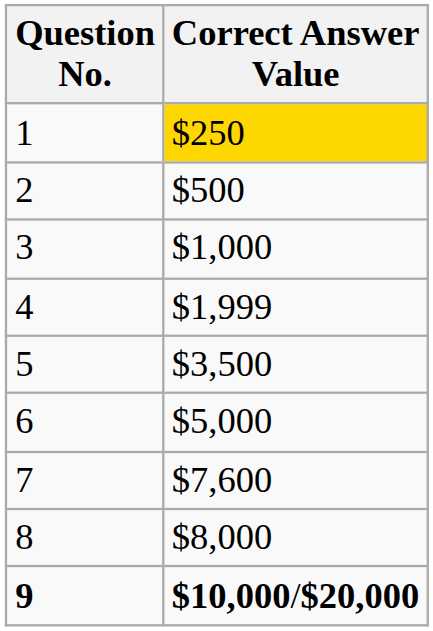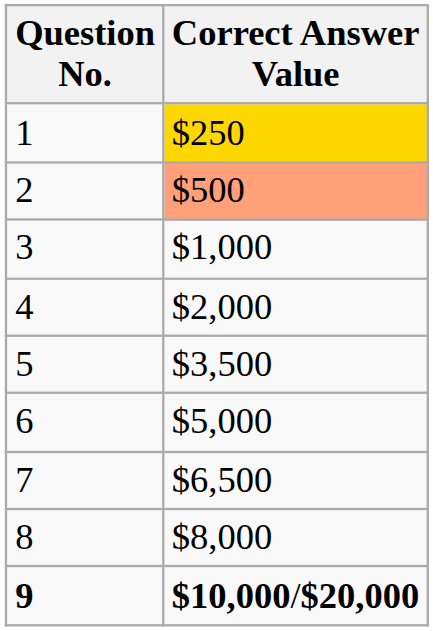(208, 190) no background -> (208, 190) lightsalmon background
(222, 305) $1,999 -> (222, 305) $2,000
(222, 479) $7,600 -> (222, 479) $6,500
